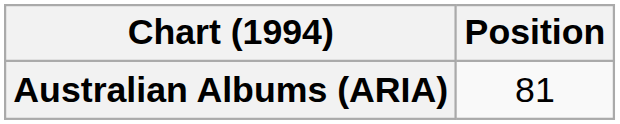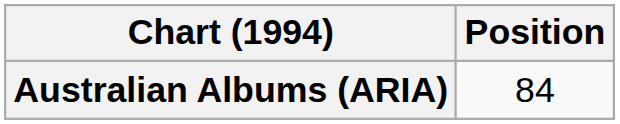(535, 89) 81 -> (535, 89) 84
